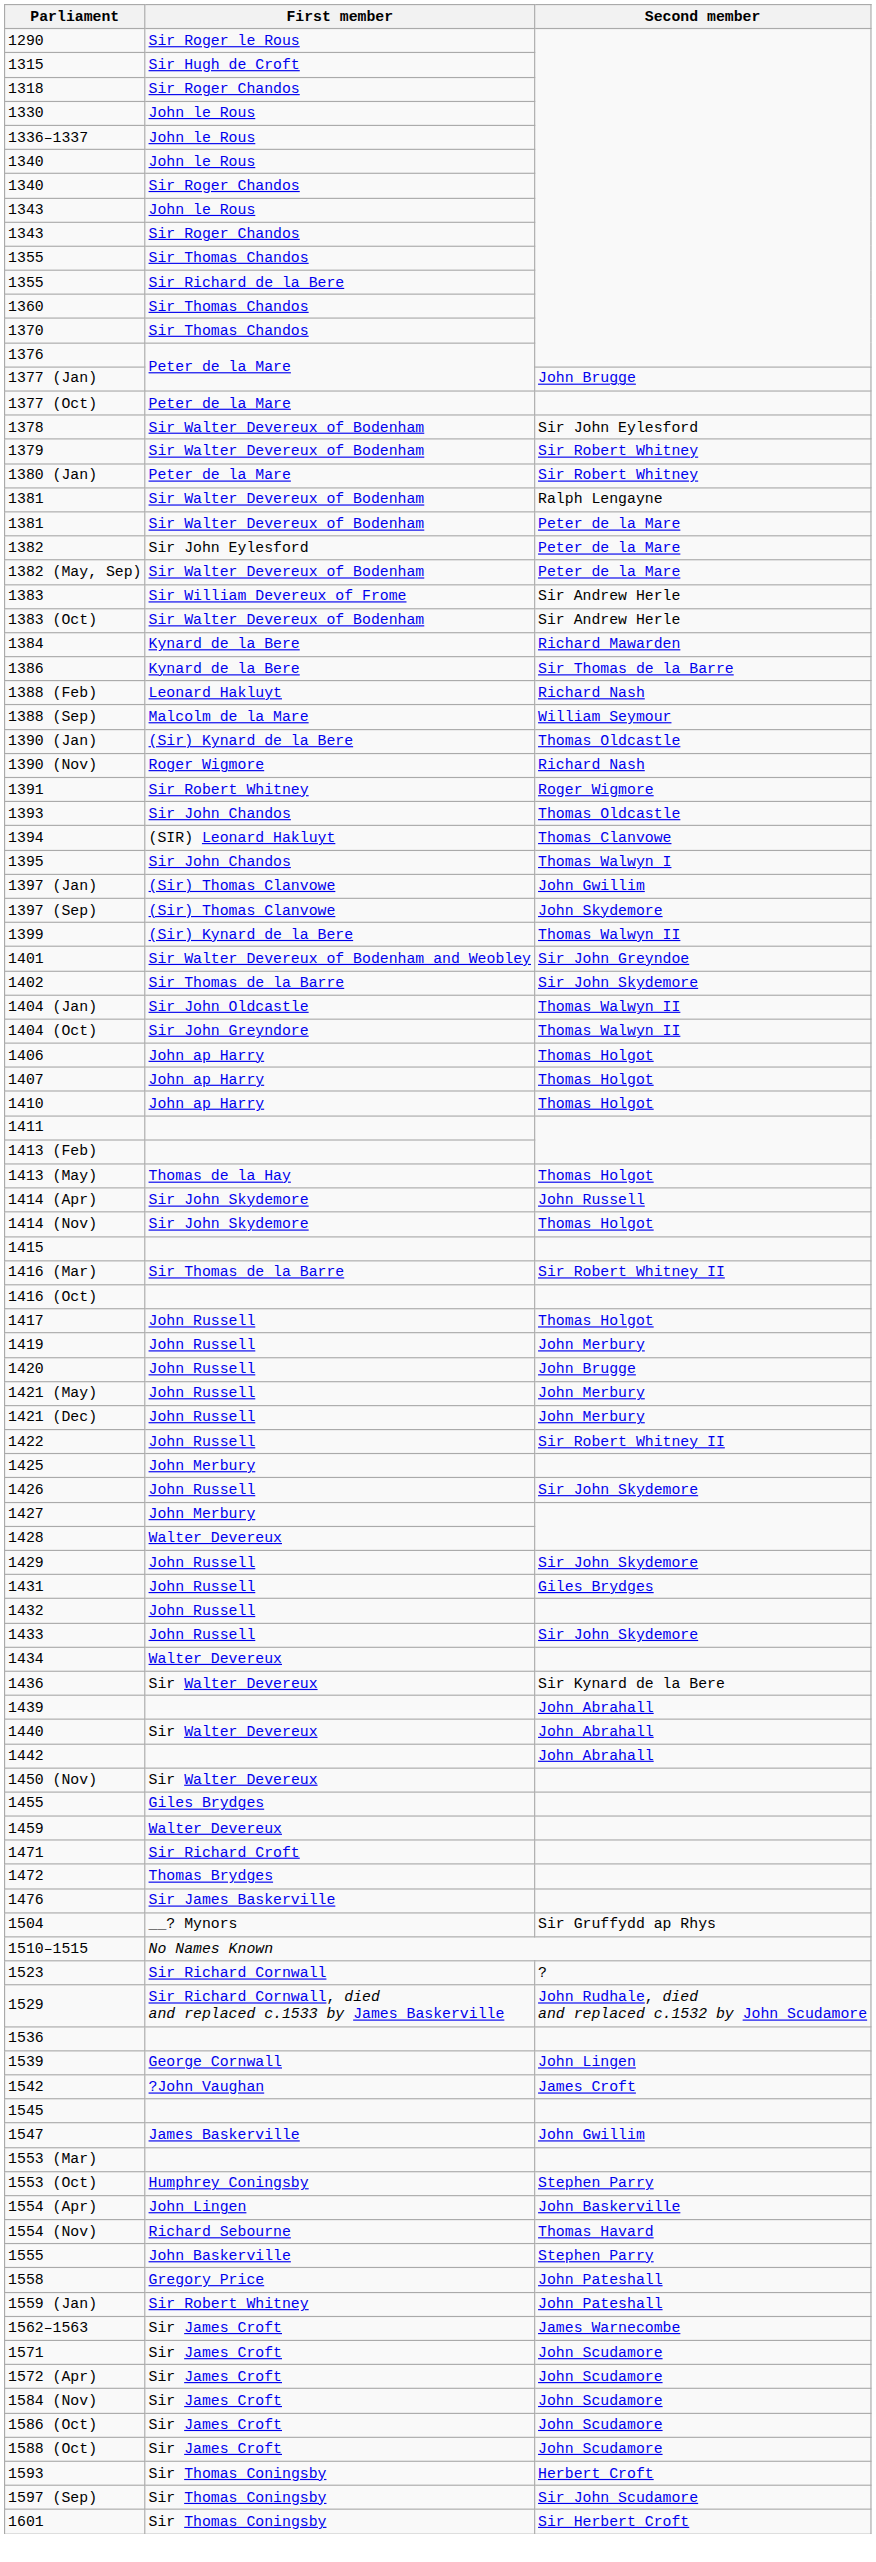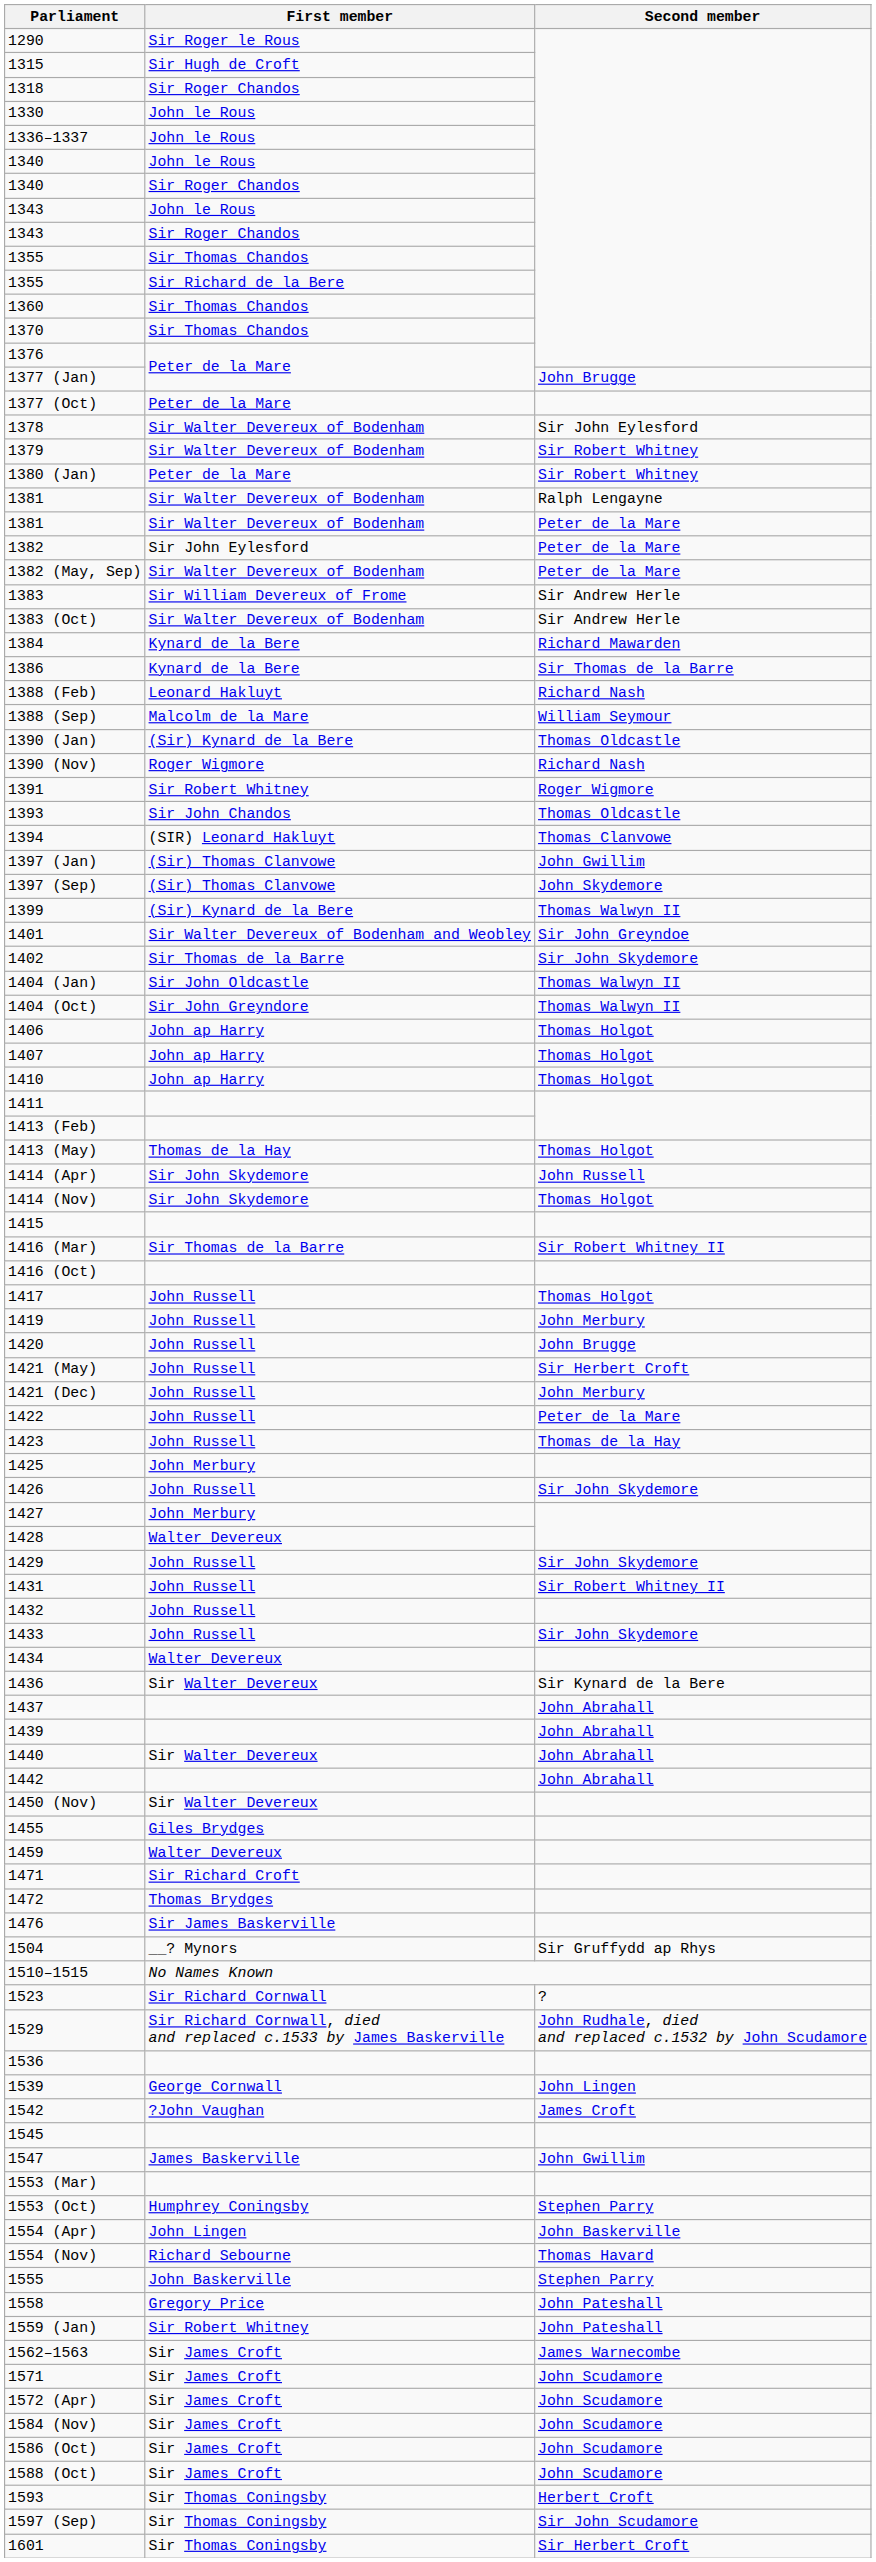- row: (26, 862)
(591, 1393) John Merbury -> (614, 1369) Sir Herbert Croft
(631, 1442) Sir Robert Whitney II -> (609, 1418) Peter de la Mare
+ row: (26, 1442)
(596, 1587) Giles Brydges -> (631, 1587) Sir Robert Whitney II
+ row: (26, 1707)
